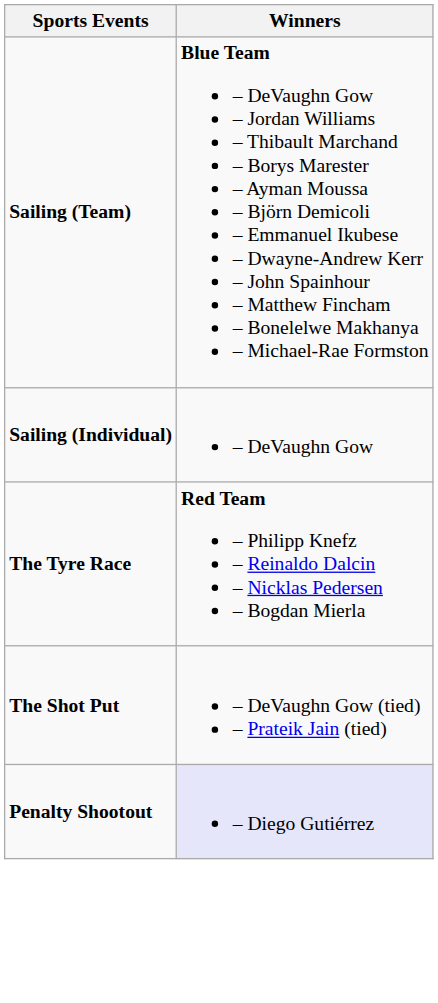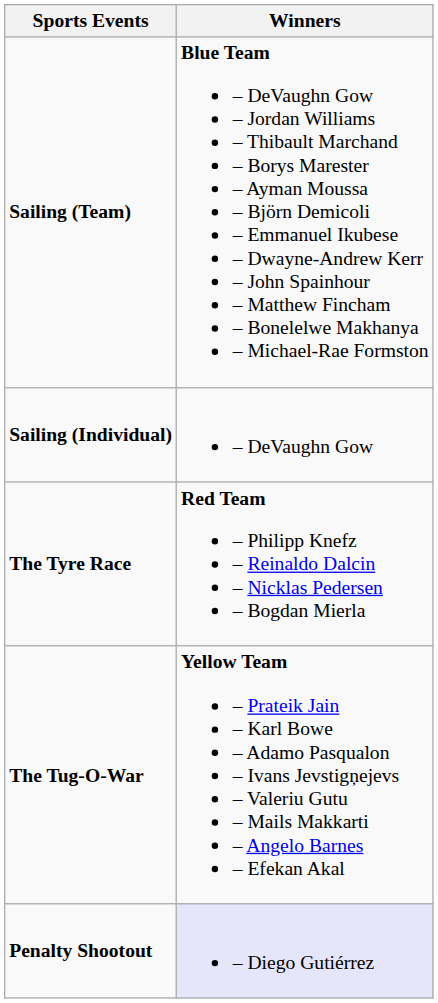- row: (64, 705)
+ row: (76, 774)
